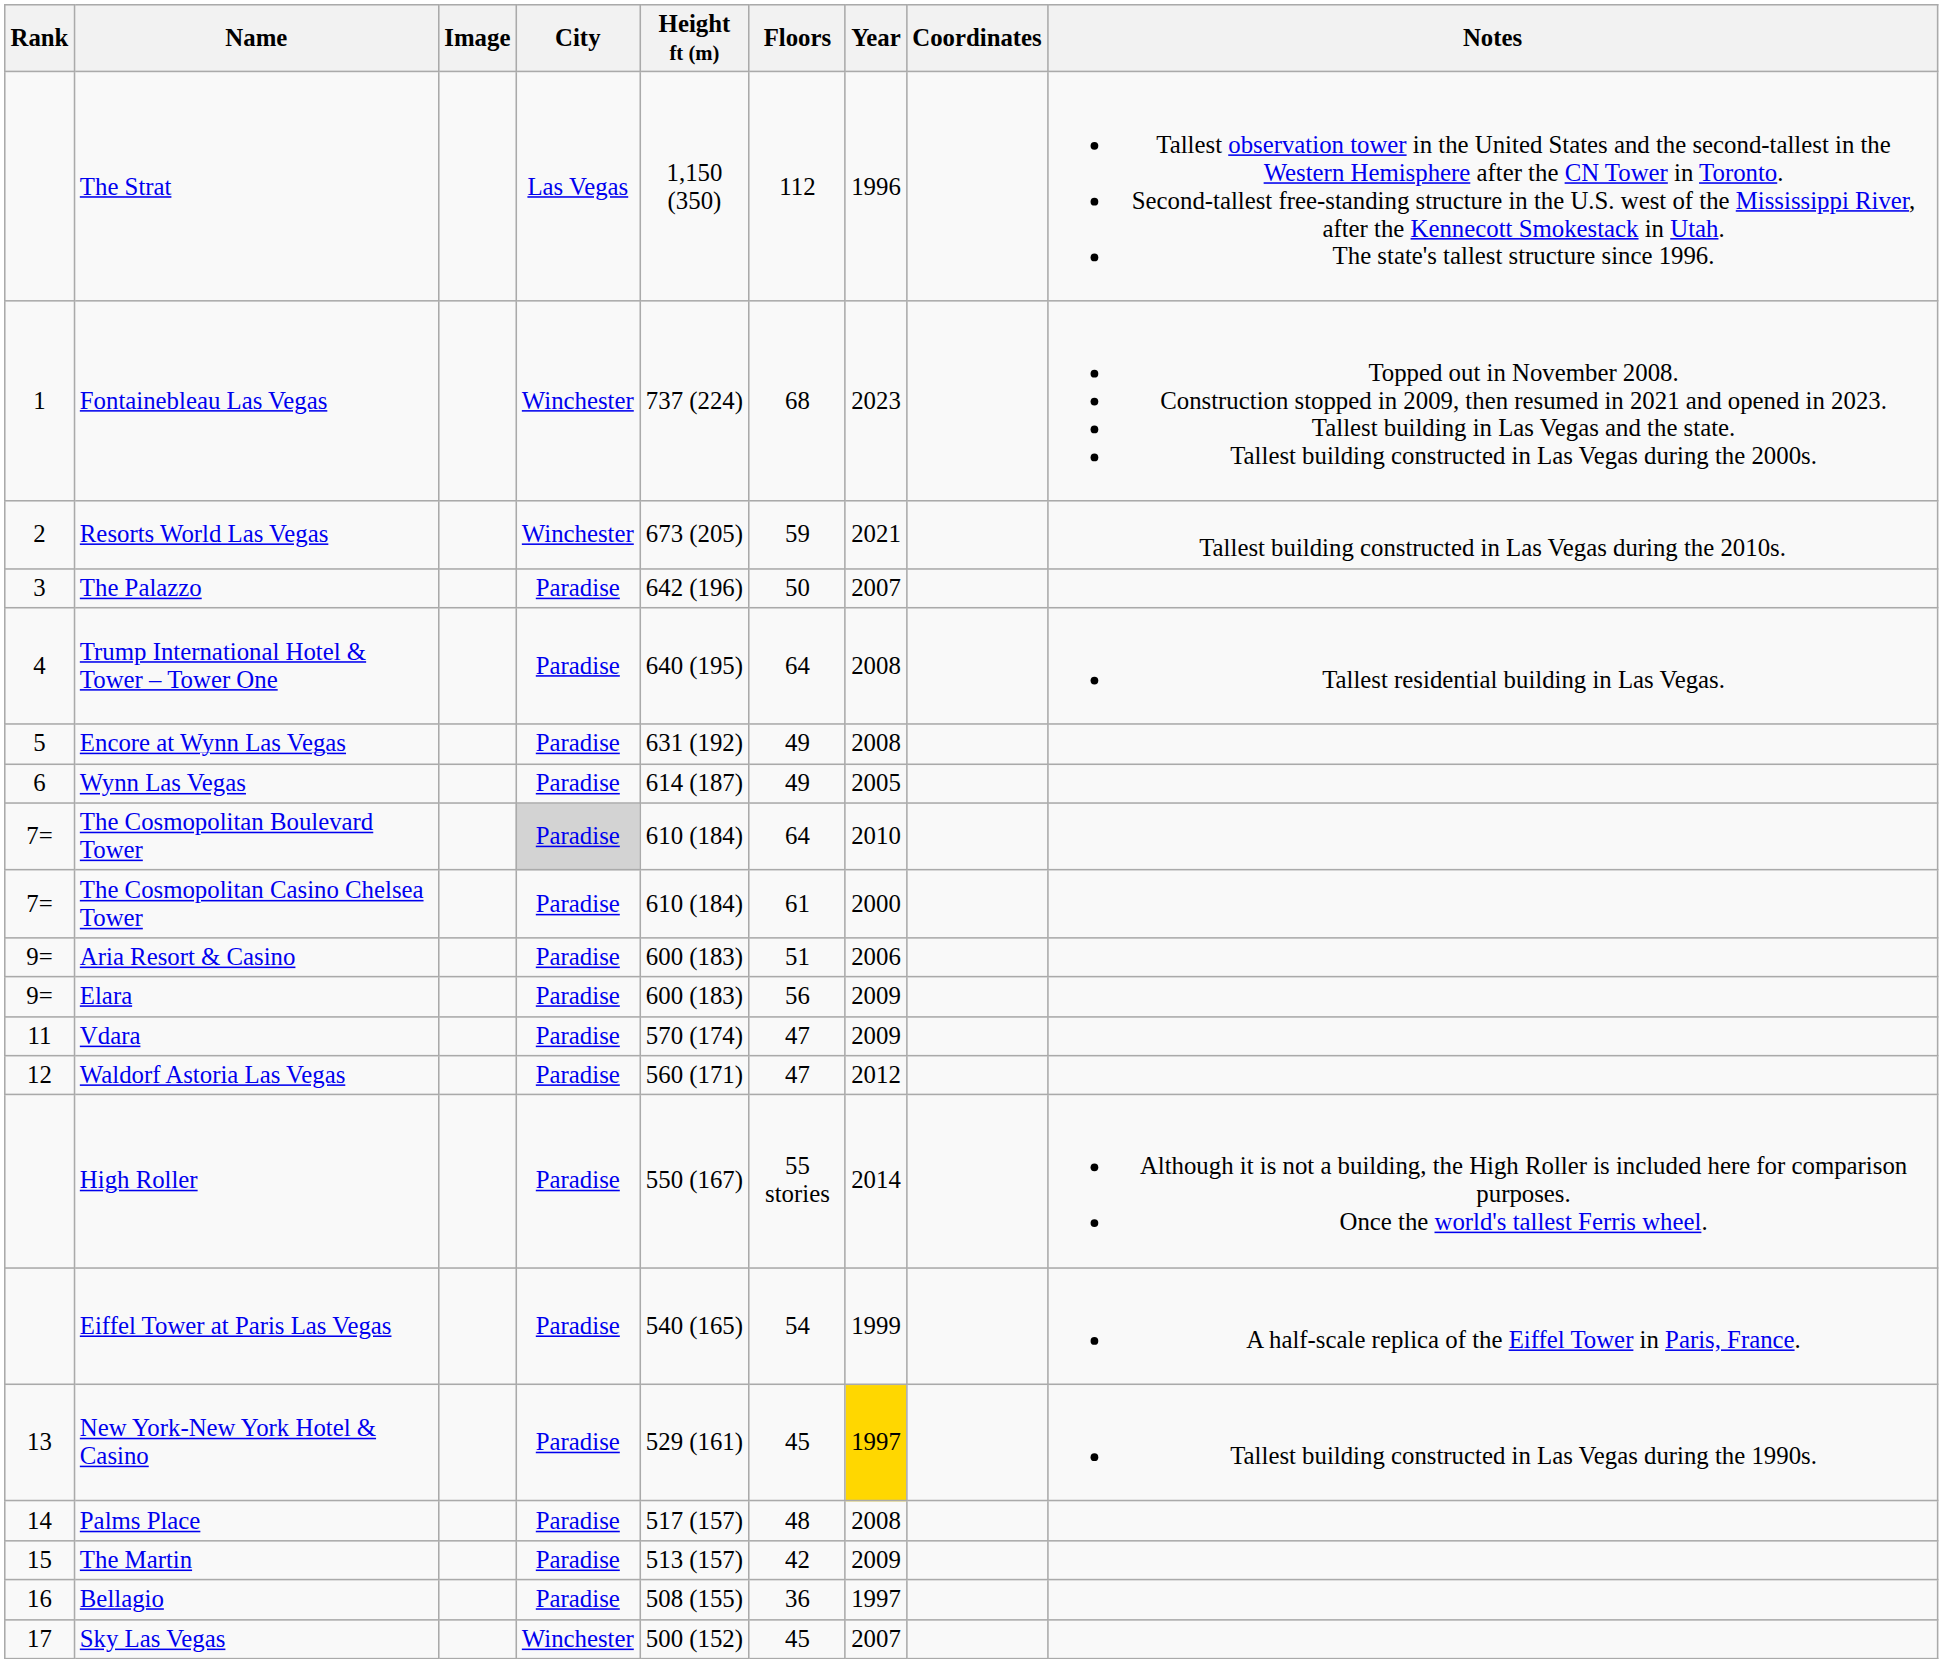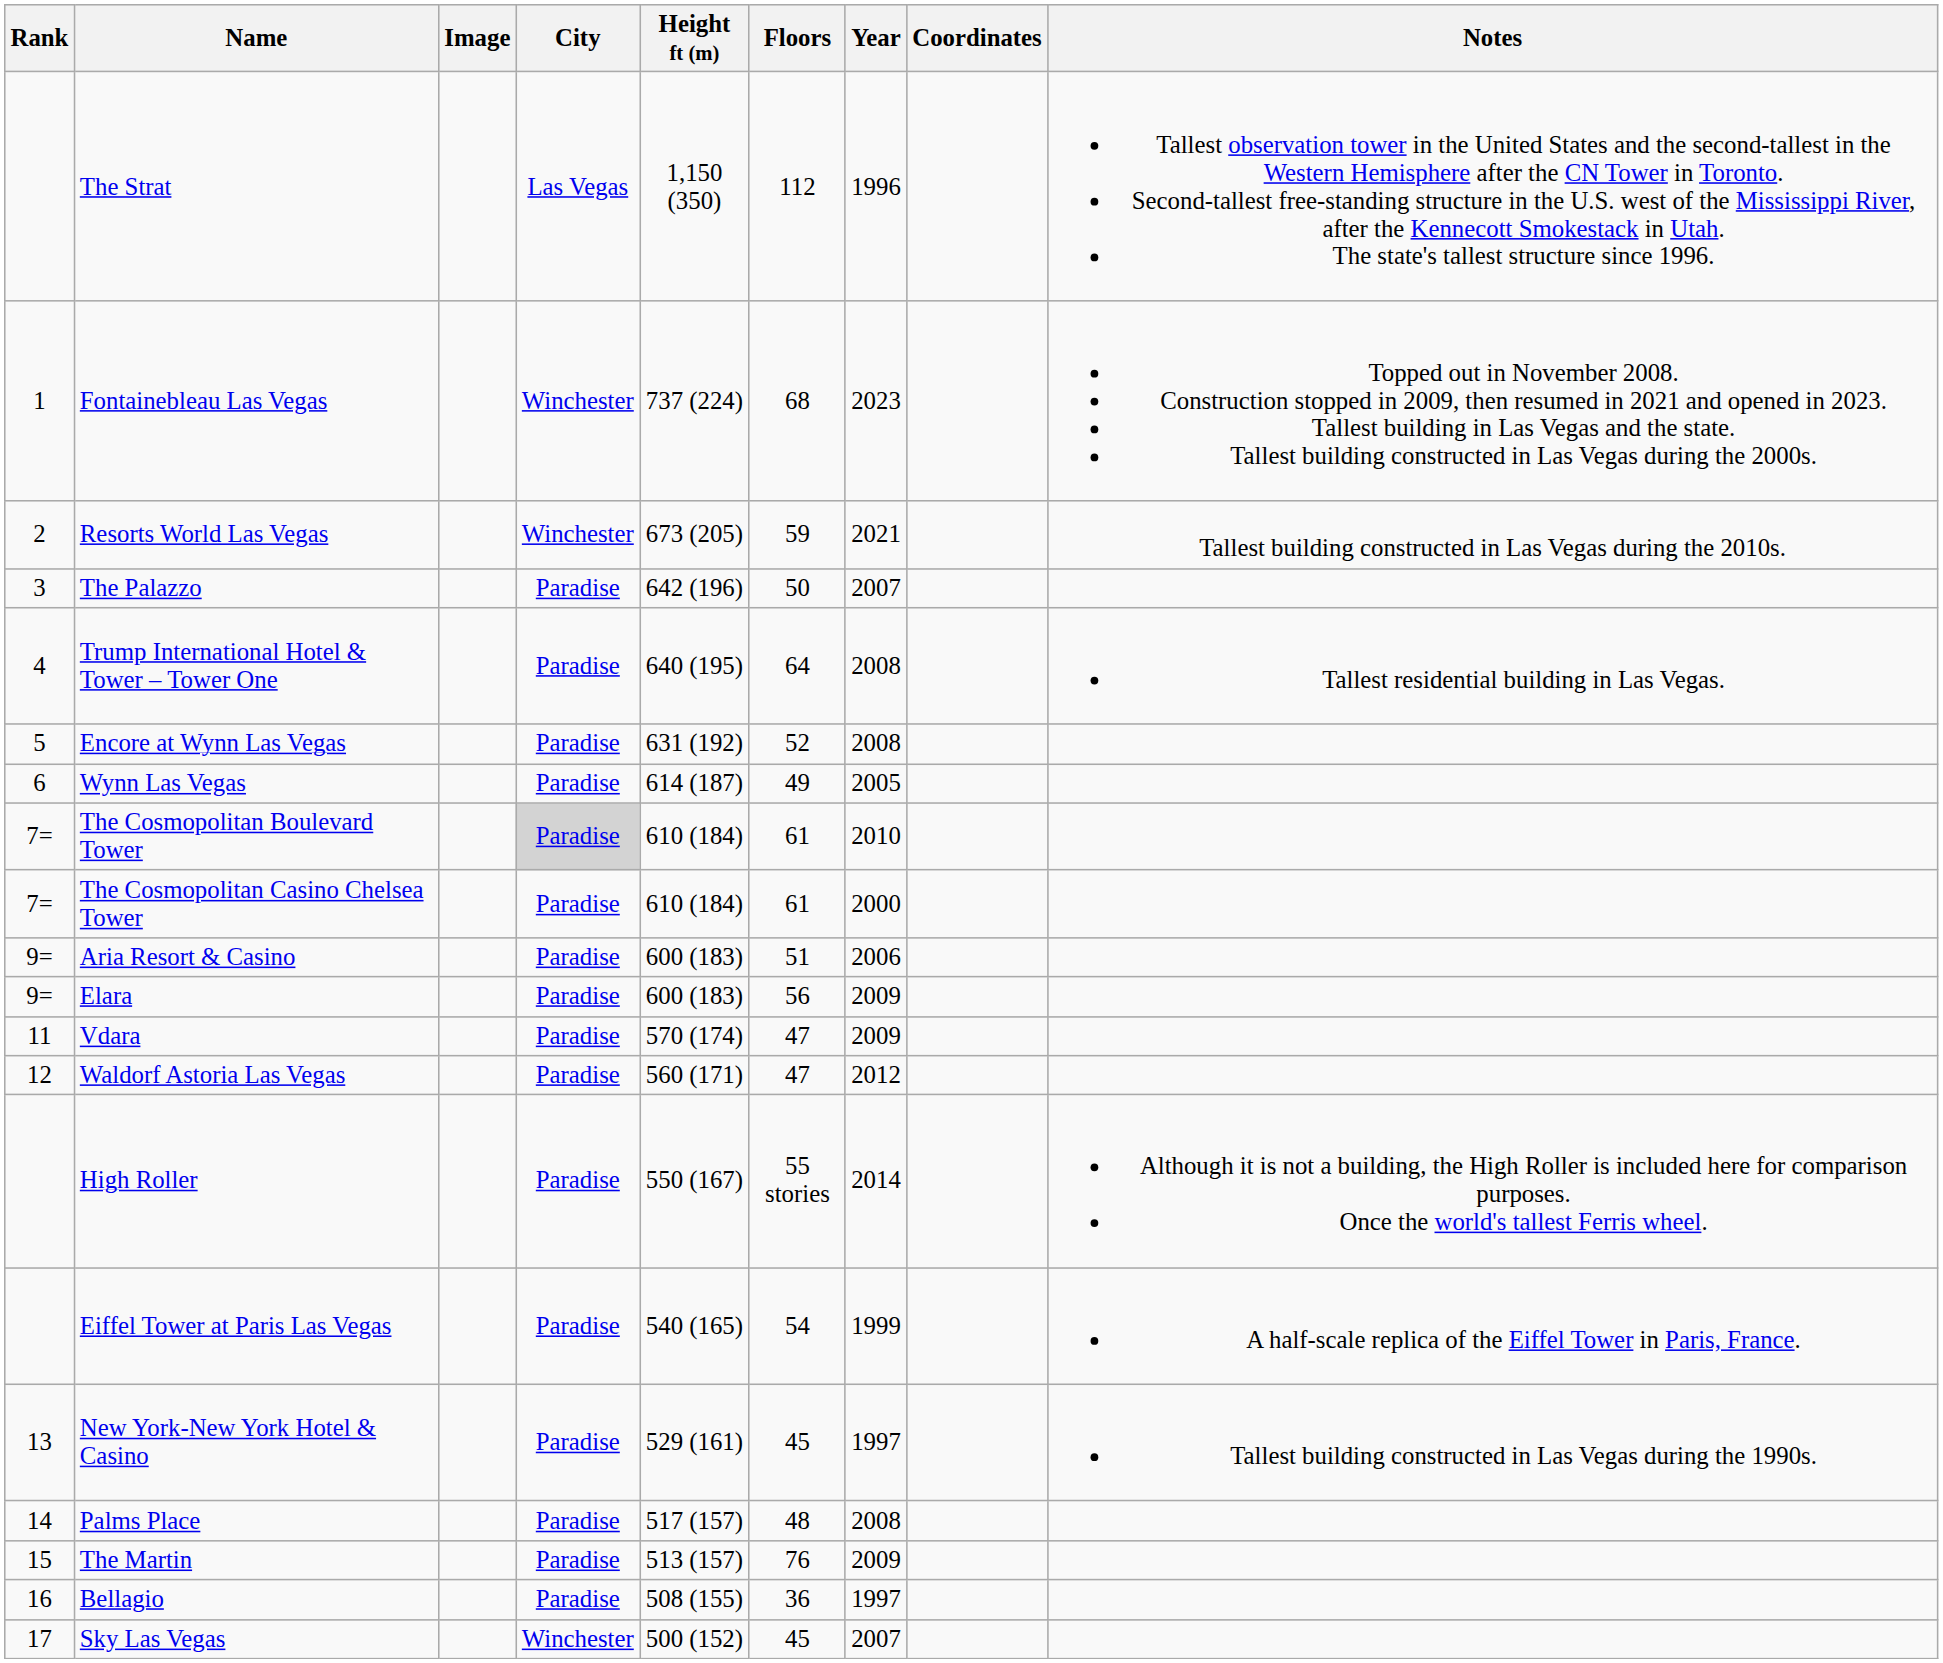(797, 743) 49 -> (797, 743) 52
(797, 836) 64 -> (797, 836) 61
(876, 1442) gold background -> (876, 1442) no background
(797, 1559) 42 -> (797, 1559) 76
